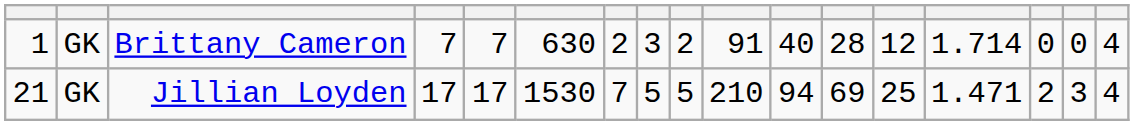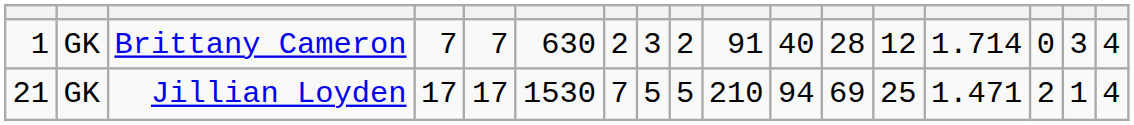(1079, 44) 0 -> (1079, 44) 3
(1079, 94) 3 -> (1079, 94) 1
